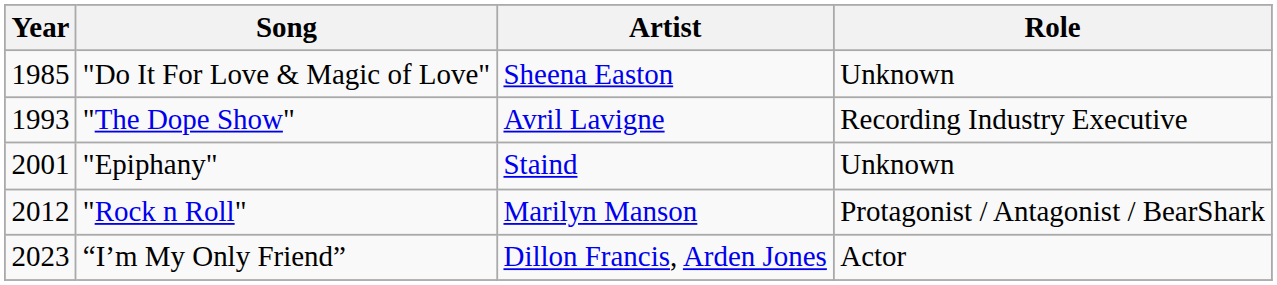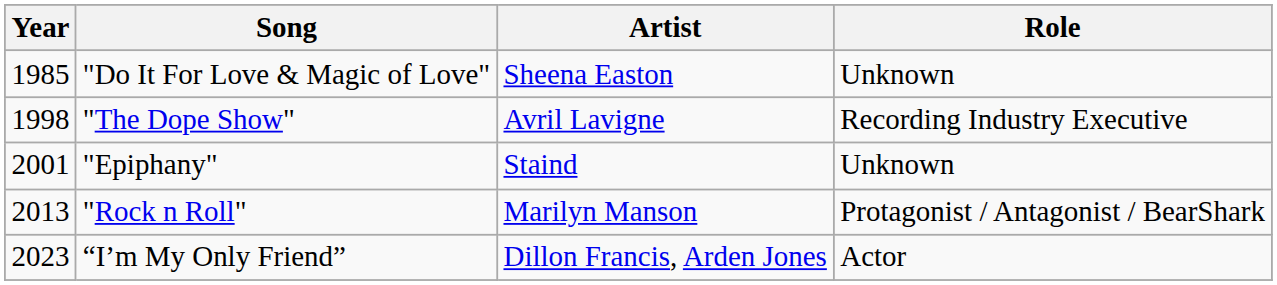(41, 119) 1993 -> (41, 119) 1998
(41, 211) 2012 -> (41, 211) 2013
